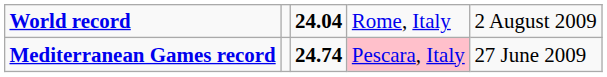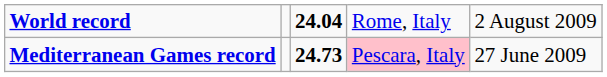(319, 54) 24.74 -> (319, 54) 24.73
